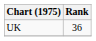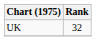(77, 28) 36 -> (77, 28) 32
